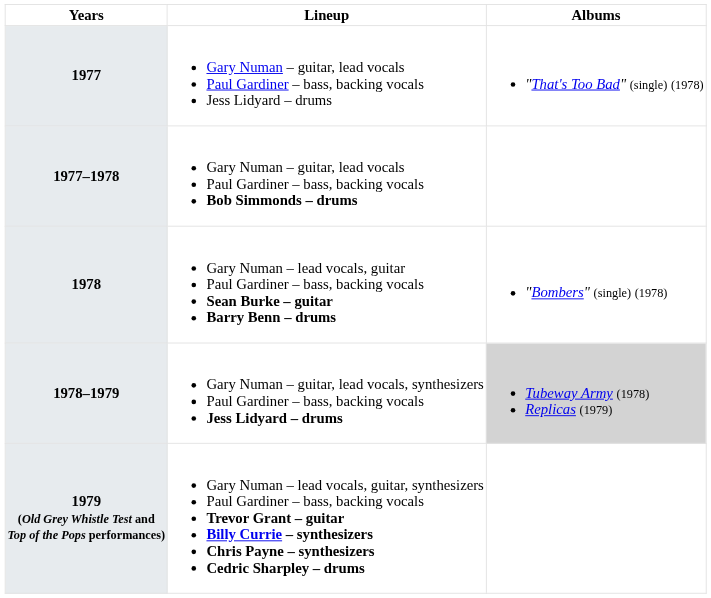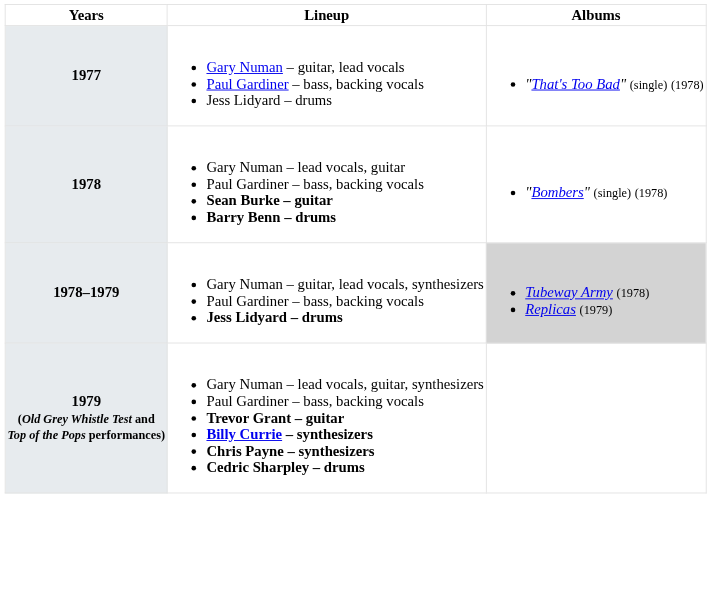- row: (86, 176)
